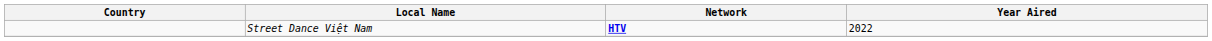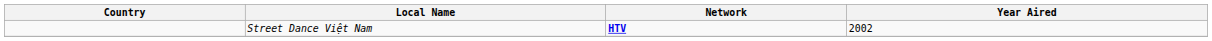(861, 29) 2022 -> (861, 29) 2002
